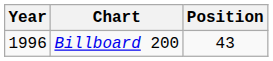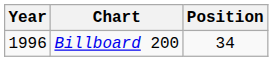(225, 44) 43 -> (225, 44) 34
